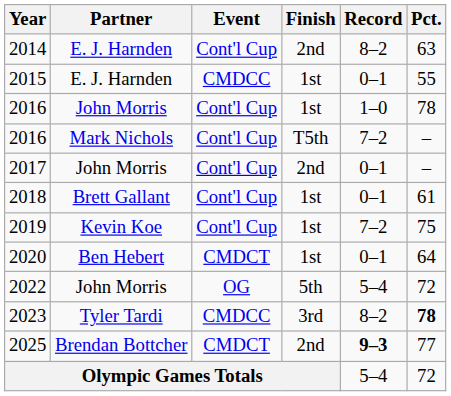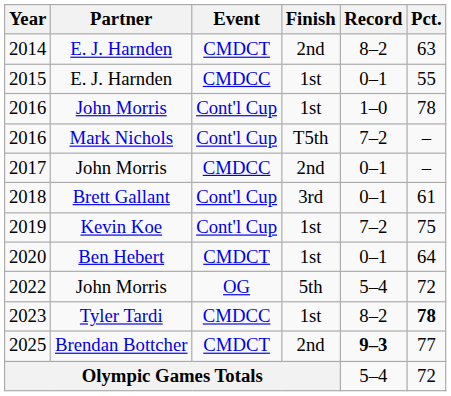(237, 49) Cont'l Cup -> (237, 49) CMDCT
(237, 167) Cont'l Cup -> (237, 167) CMDCC
(311, 197) 1st -> (311, 197) 3rd
(311, 316) 3rd -> (311, 316) 1st
